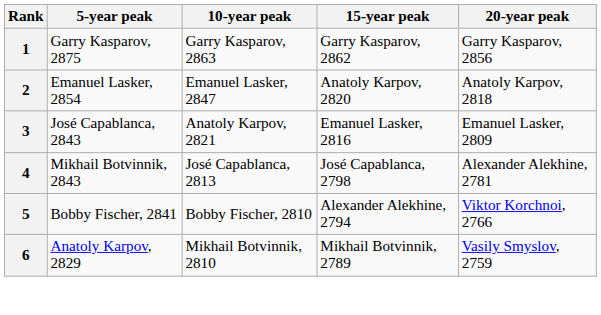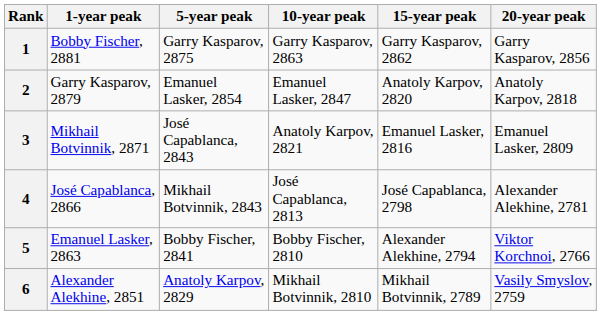+ column: (103, 16)
